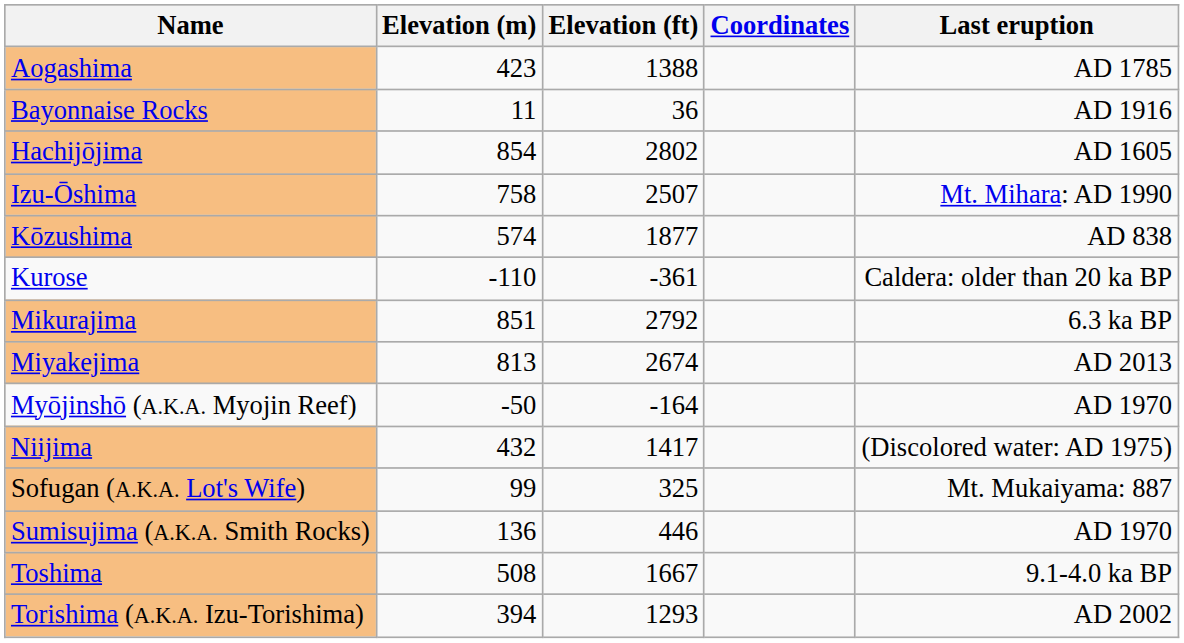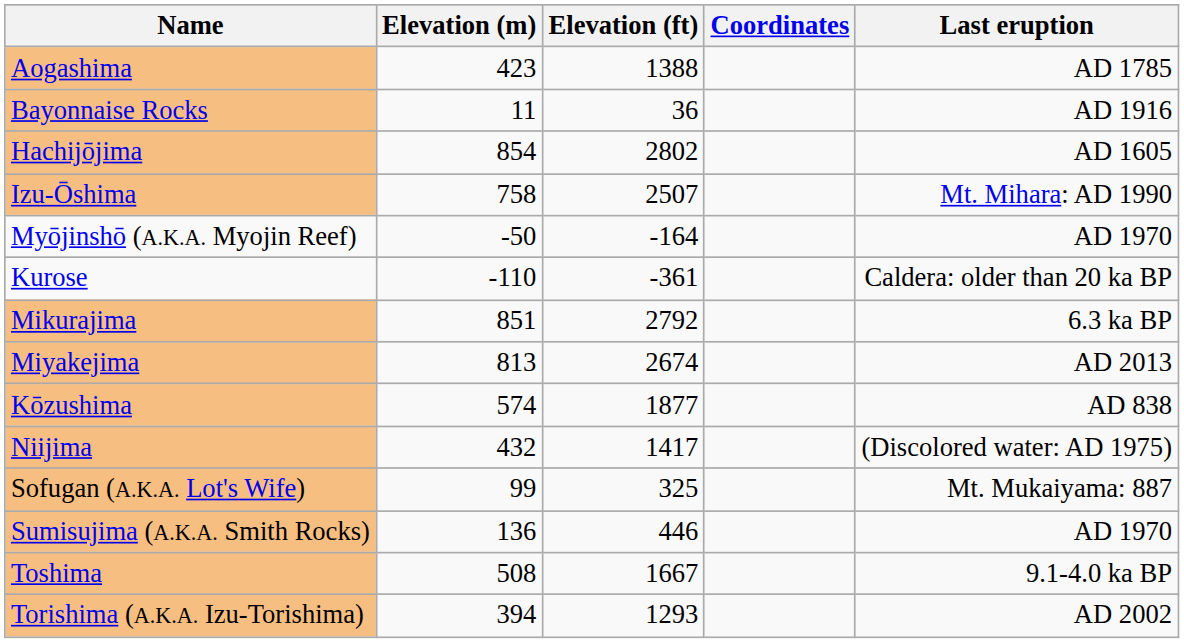rows swapped: (71, 236) <-> (184, 404)
